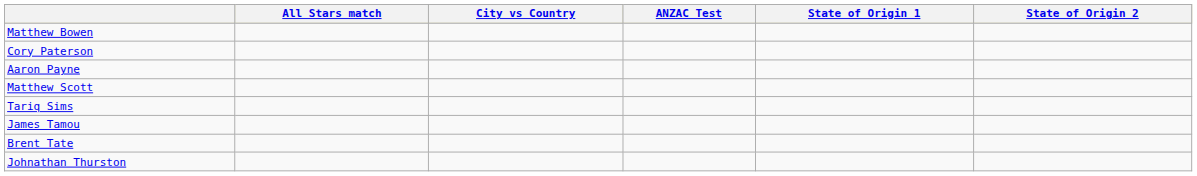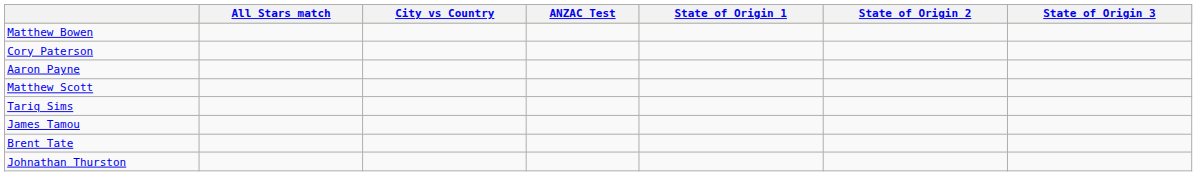+ column: (1099, 13)
